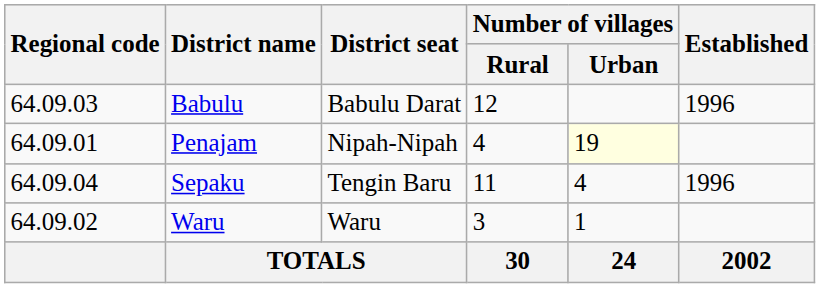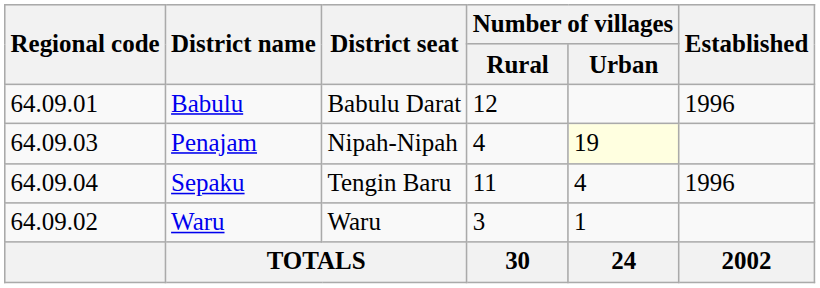(54, 103) 64.09.03 -> (54, 103) 64.09.01
(54, 143) 64.09.01 -> (54, 143) 64.09.03
